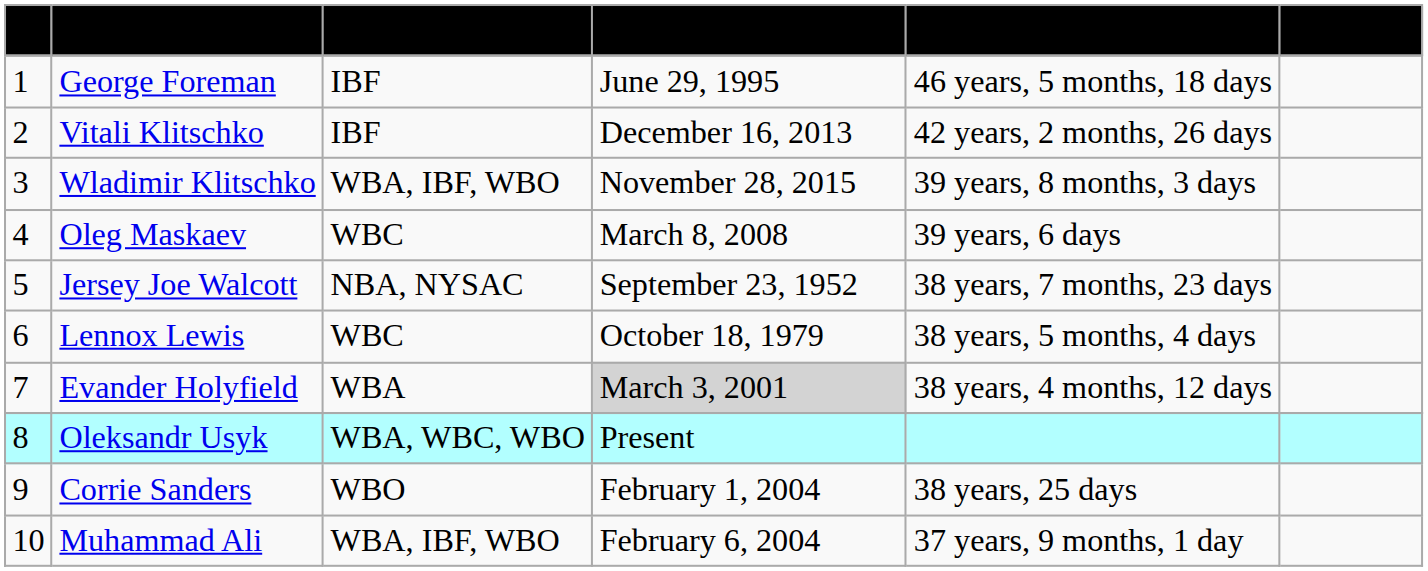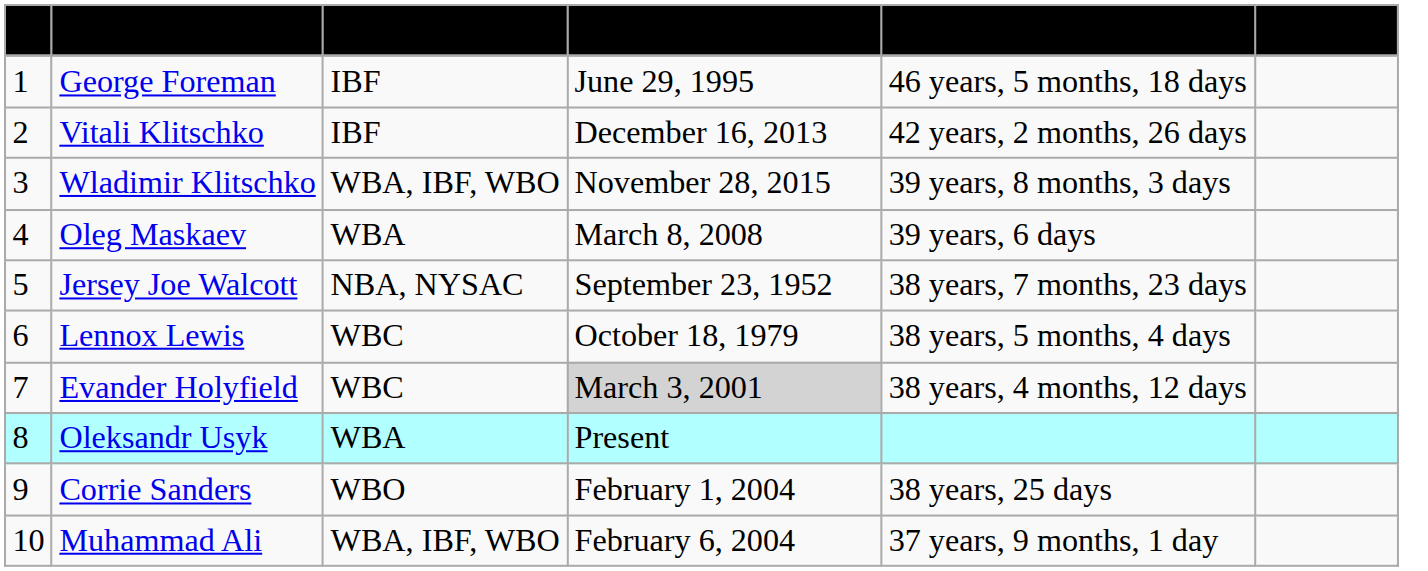(367, 234) WBC -> (368, 234) WBA
(368, 387) WBA -> (367, 387) WBC
(458, 438) WBA, WBC, WBO -> (368, 438) WBA
